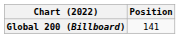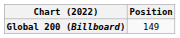(151, 26) 141 -> (151, 26) 149
